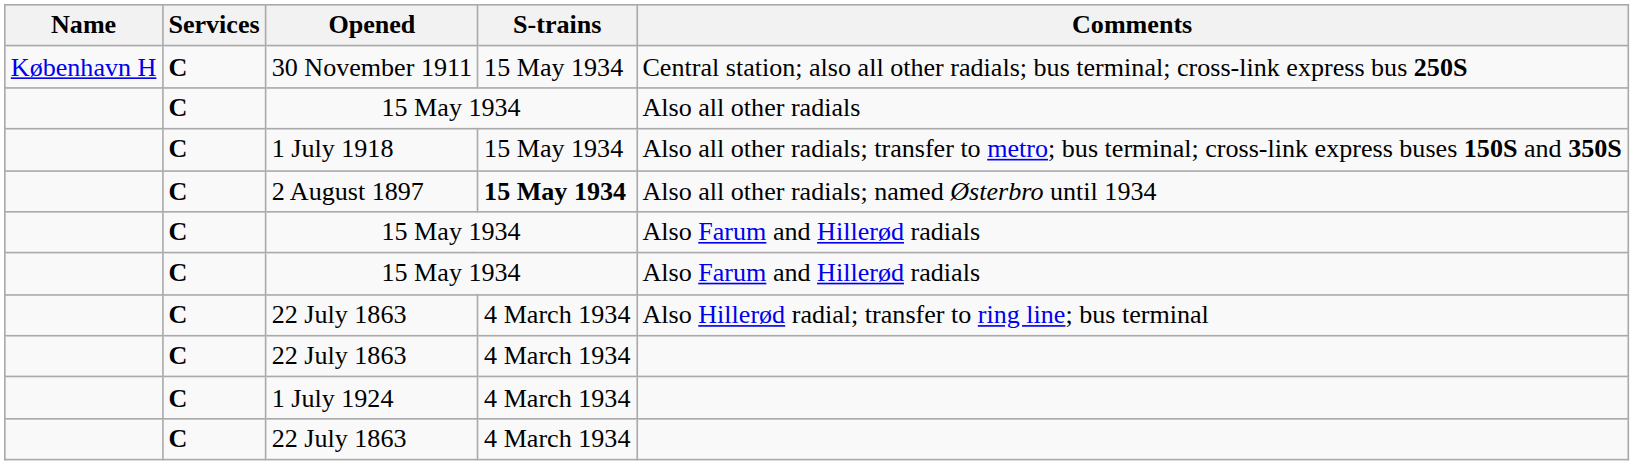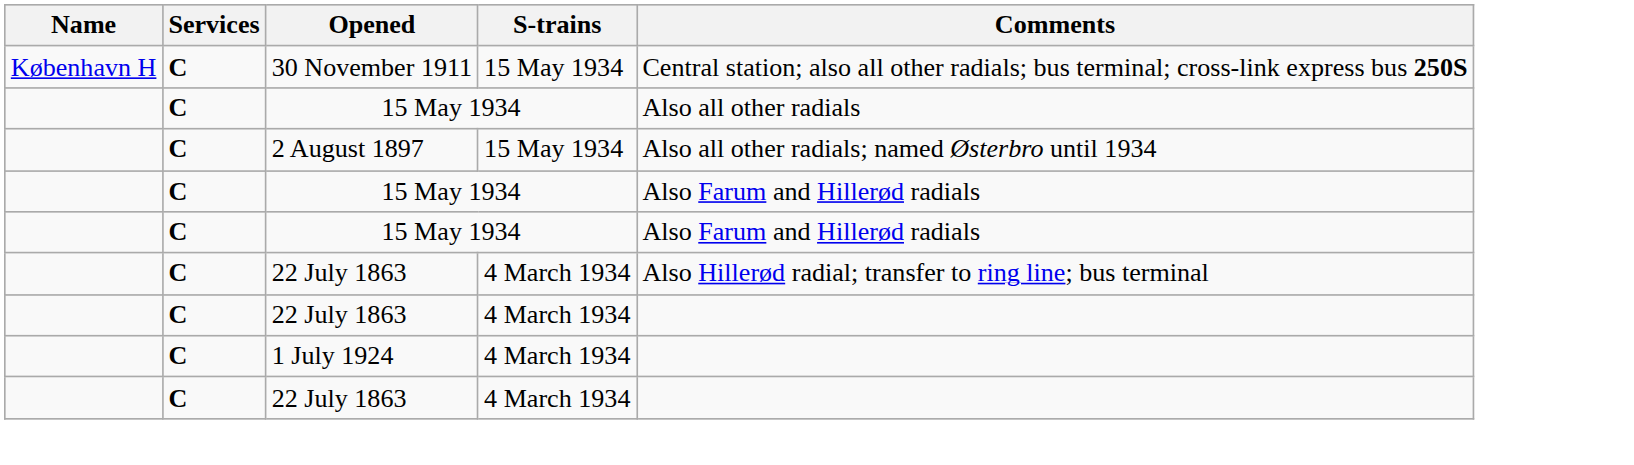- row: (84, 150)
(555, 190) bold -> (554, 149) normal
